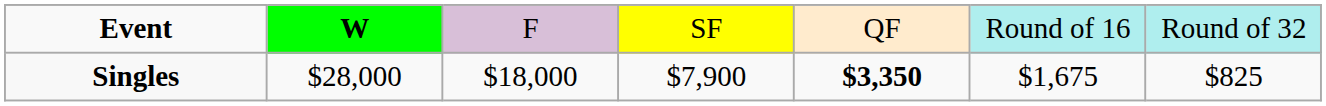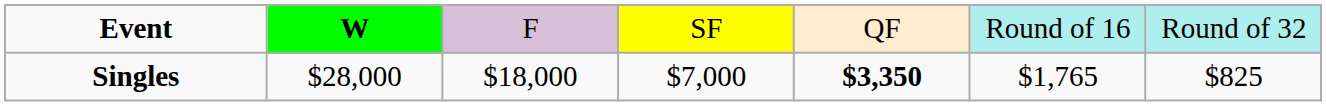(706, 76) $7,900 -> (706, 76) $7,000
(1058, 76) $1,675 -> (1058, 76) $1,765
